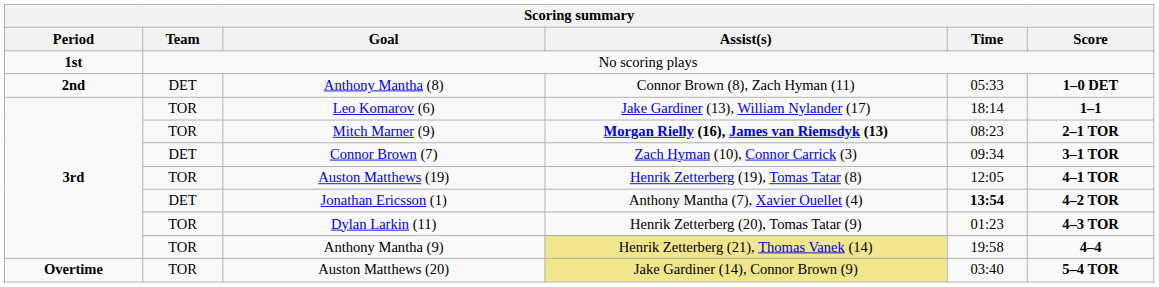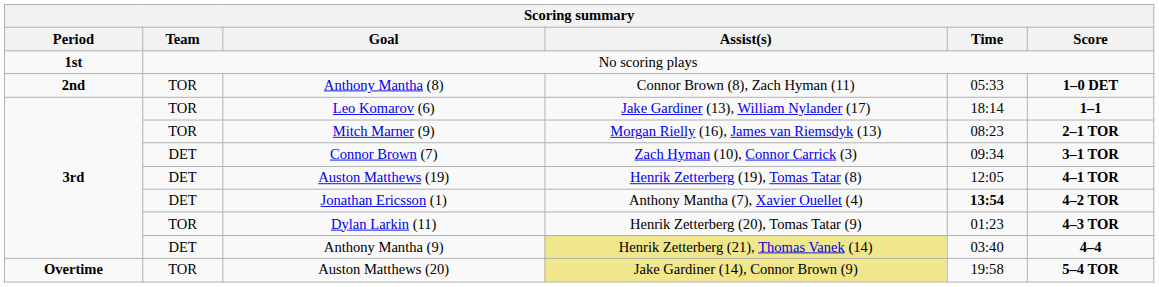(183, 85) DET -> (183, 85) TOR
(746, 131) bold -> (746, 131) normal
(183, 177) TOR -> (183, 177) DET
(183, 246) TOR -> (183, 246) DET
(987, 246) 19:58 -> (987, 246) 03:40
(987, 270) 03:40 -> (987, 270) 19:58
